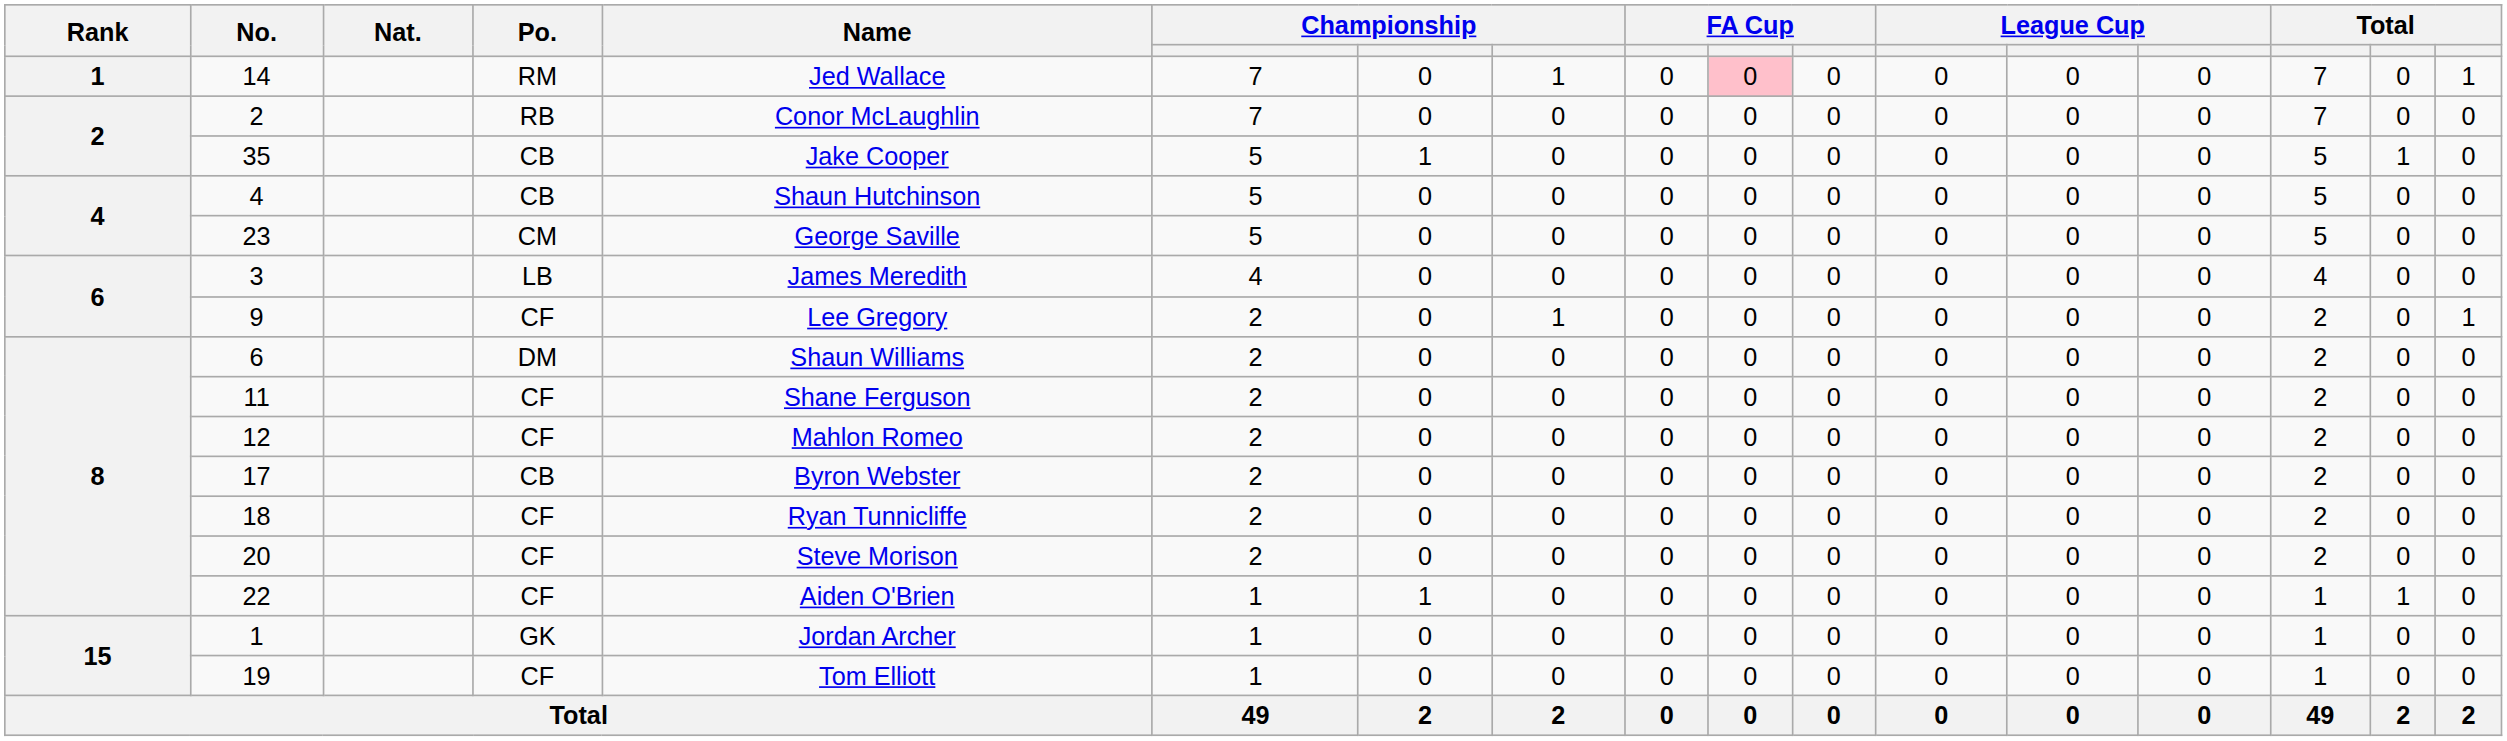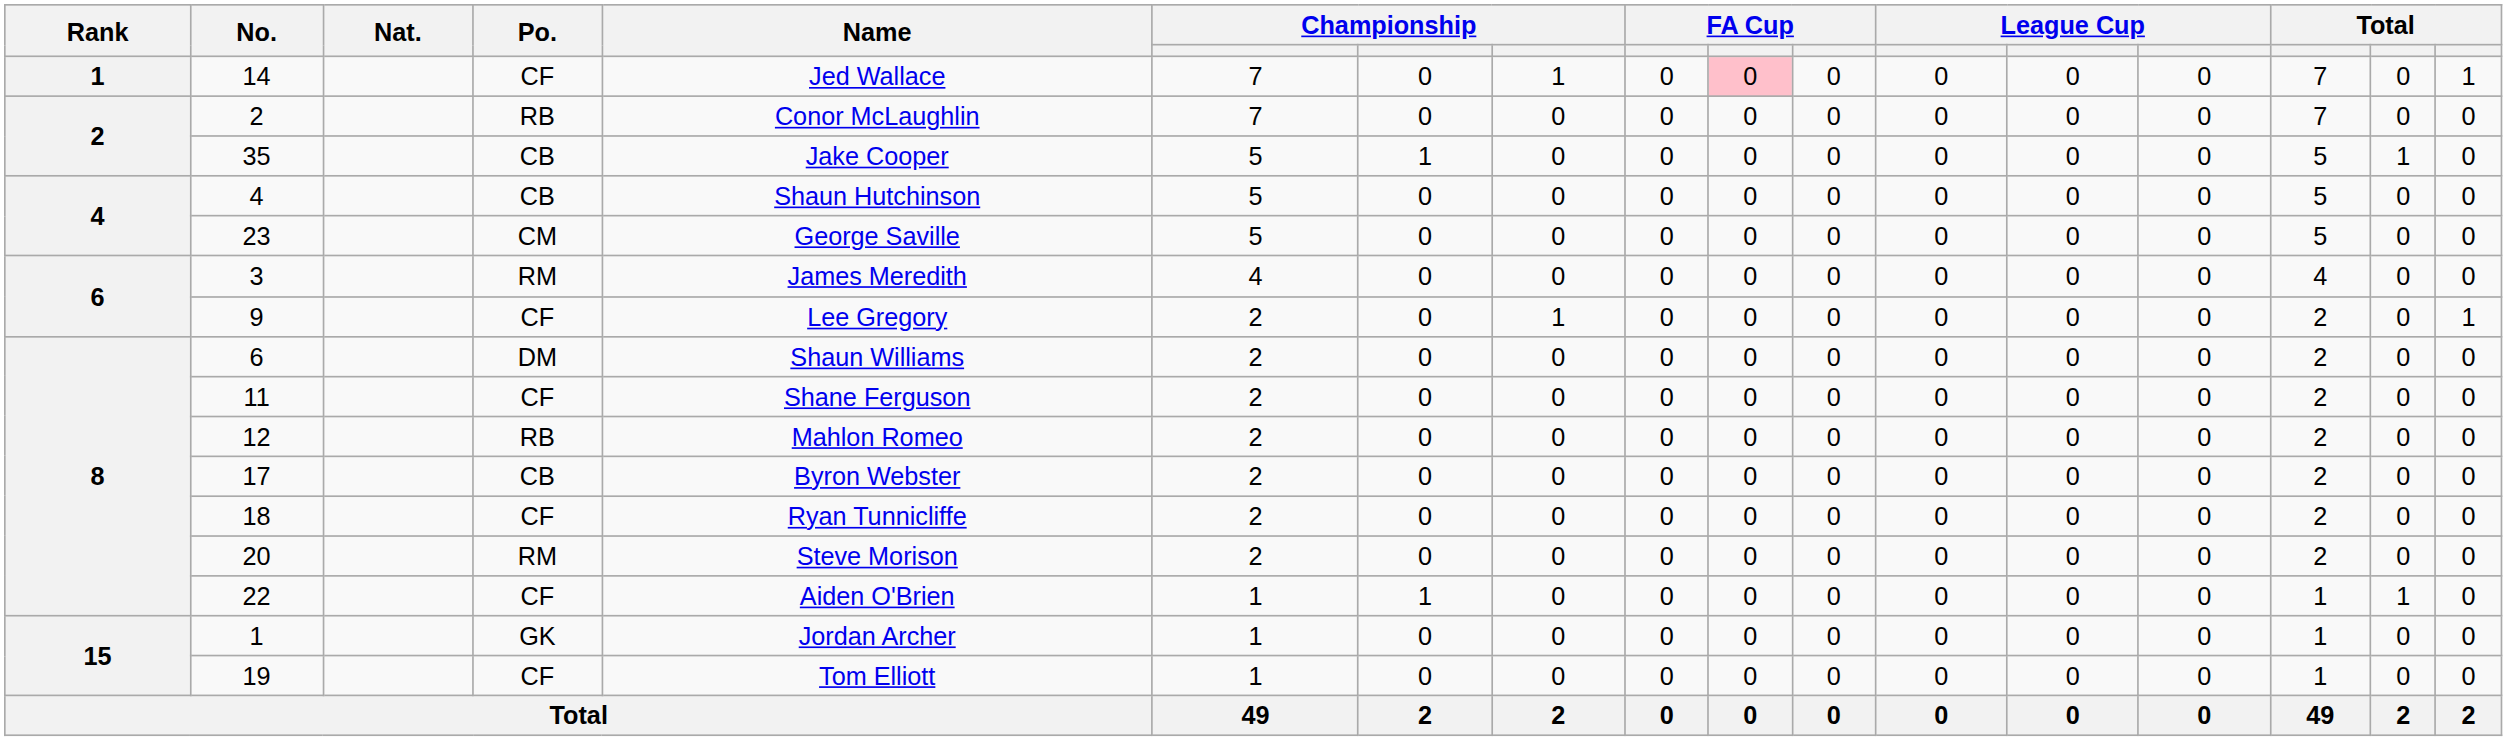(537, 77) RM -> (537, 77) CF
(537, 276) LB -> (537, 276) RM
(537, 436) CF -> (537, 436) RB
(537, 556) CF -> (537, 556) RM
